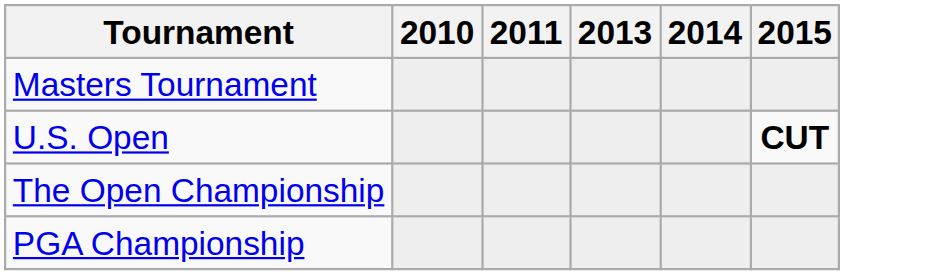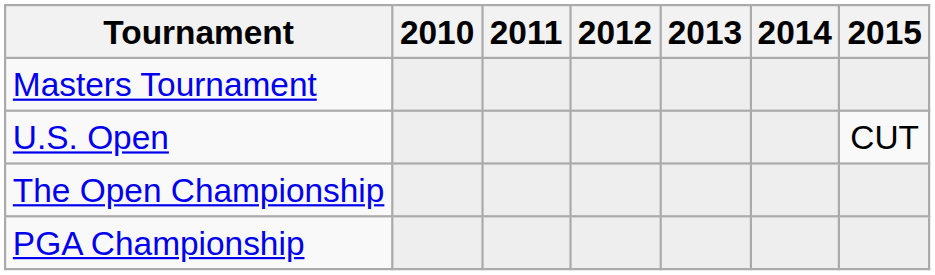+ column: (615, 32)
(795, 138) bold -> (885, 138) normal
